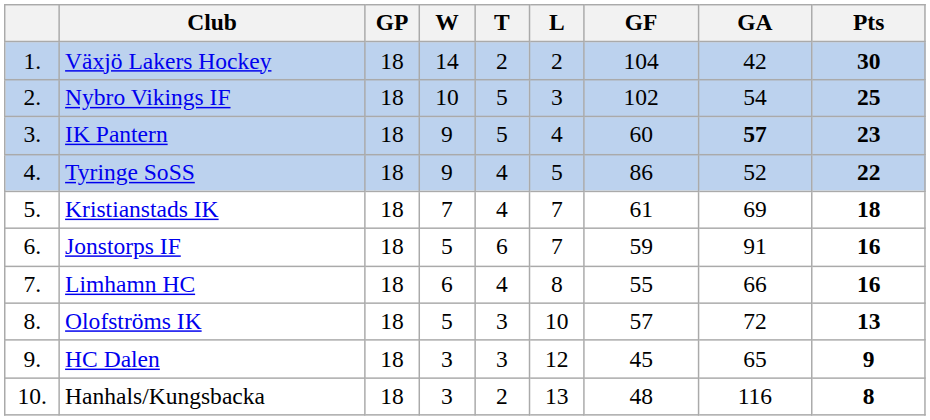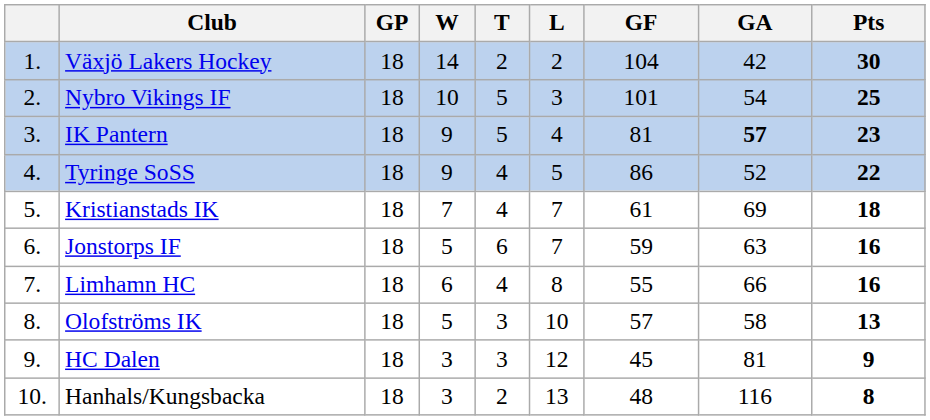(641, 97) 102 -> (641, 97) 101
(641, 135) 60 -> (641, 135) 81
(755, 246) 91 -> (755, 246) 63
(755, 321) 72 -> (755, 321) 58
(755, 358) 65 -> (755, 358) 81
